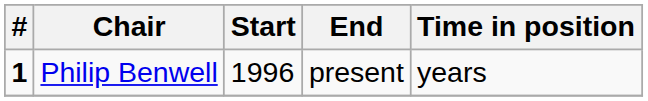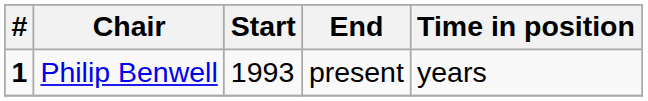(263, 72) 1996 -> (263, 72) 1993
